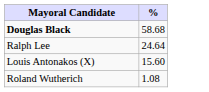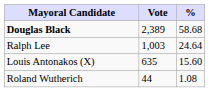+ column: (158, 12)
